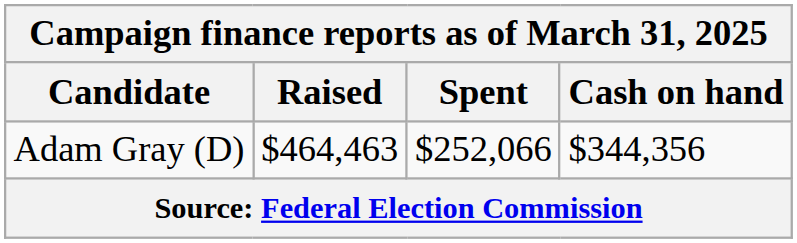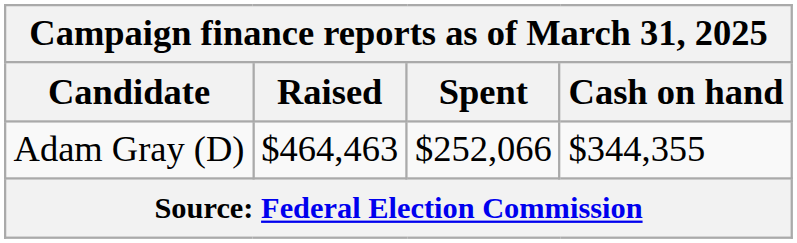(637, 149) $344,356 -> (637, 149) $344,355
